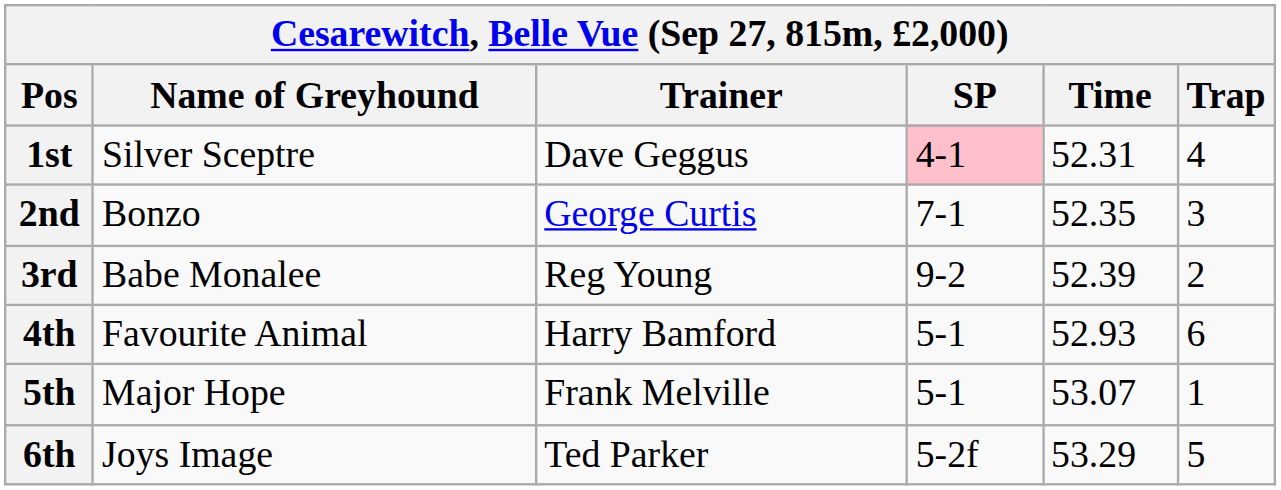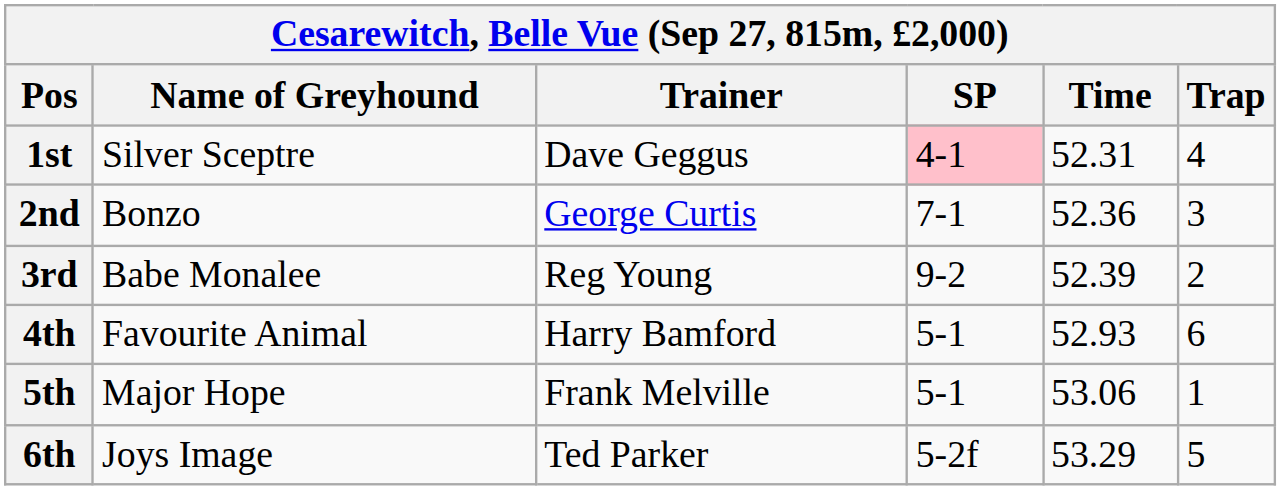(1094, 214) 52.35 -> (1094, 214) 52.36
(1094, 393) 53.07 -> (1094, 393) 53.06
